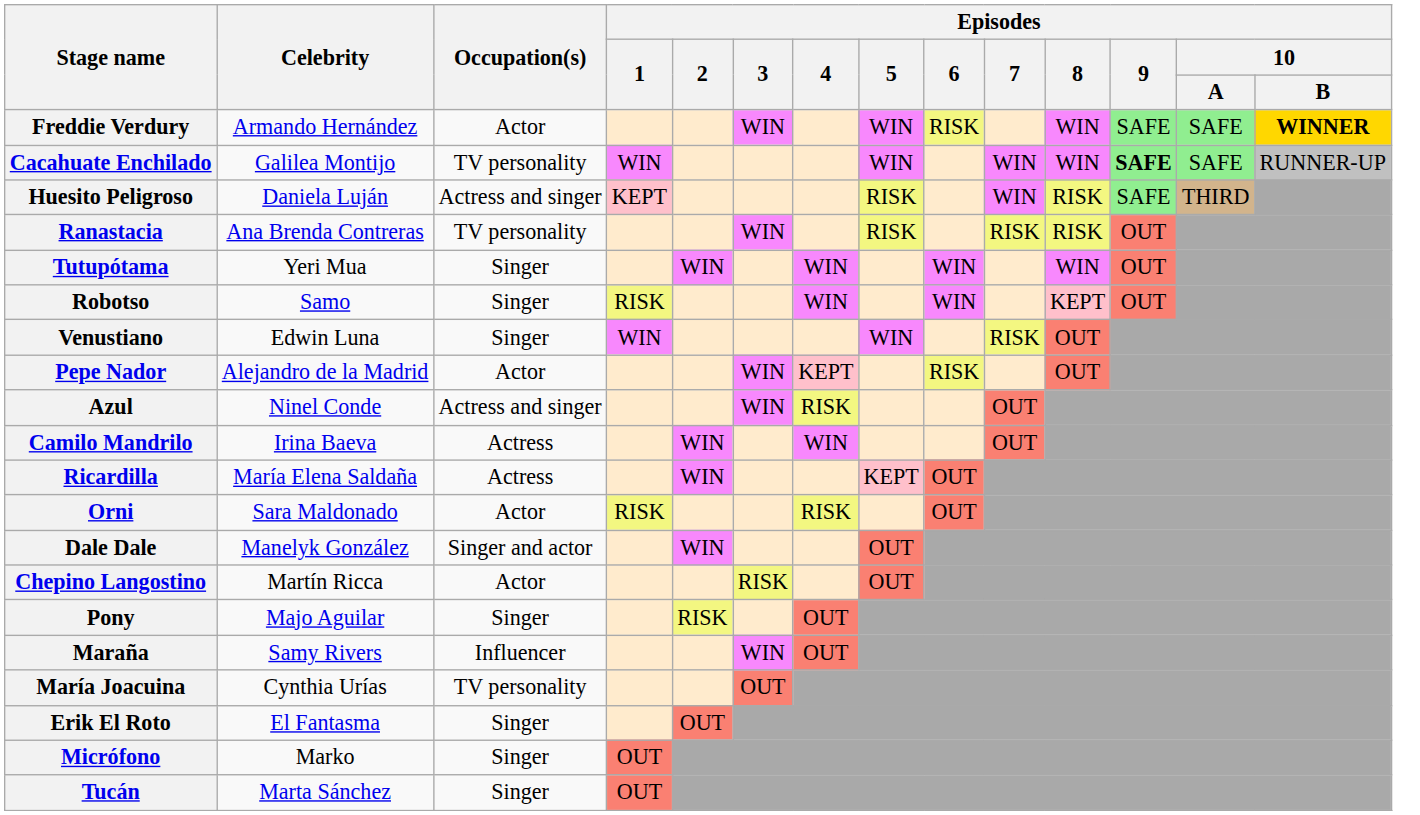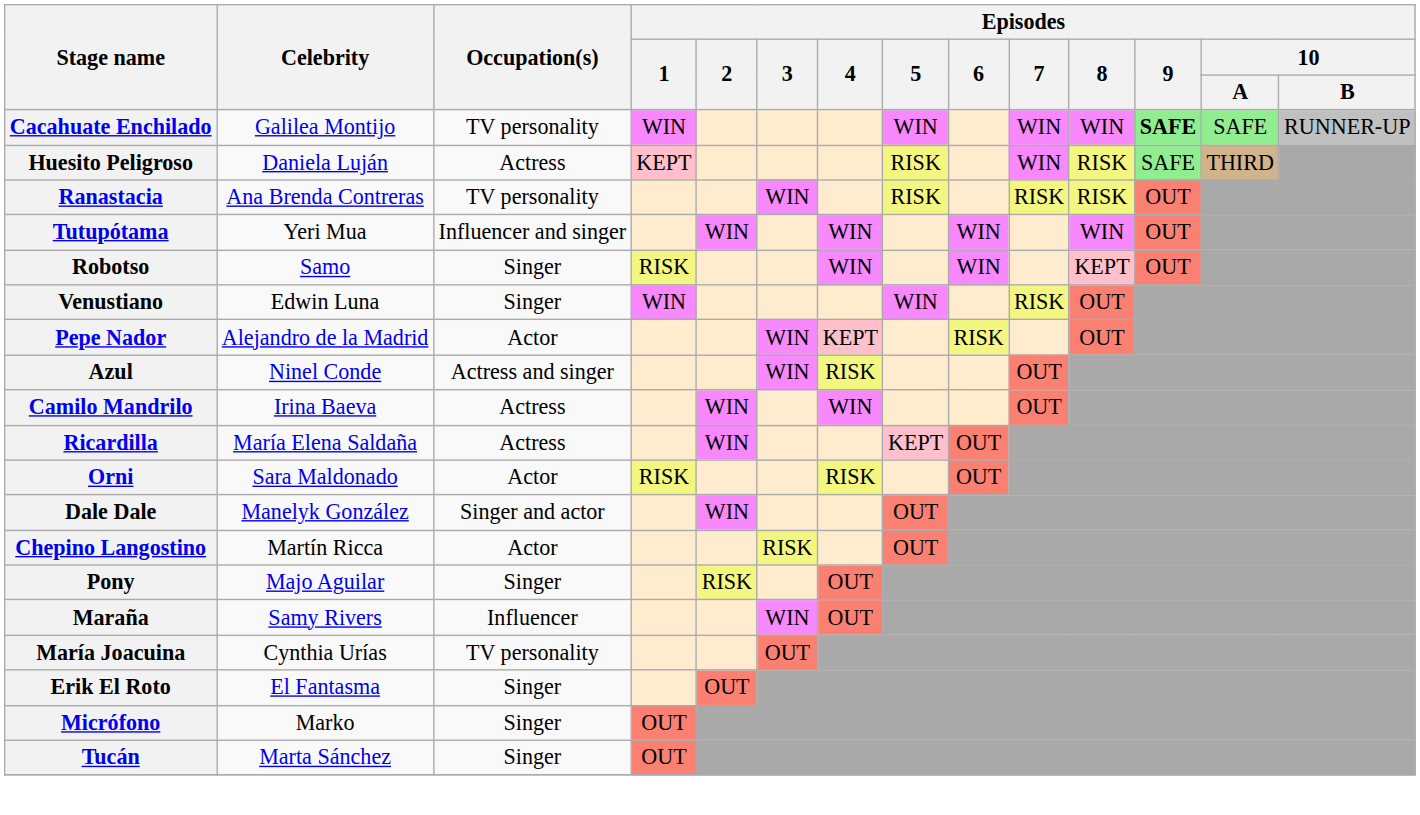- row: (111, 127)
(520, 197) Actress and singer -> (532, 162) Actress
(520, 267) Singer -> (532, 232) Influencer and singer
